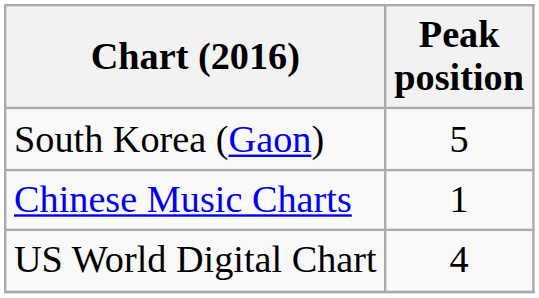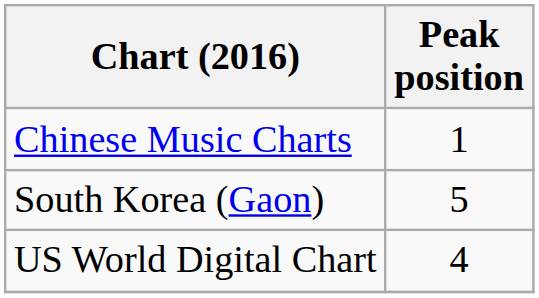rows swapped: (169, 138) <-> (183, 199)
